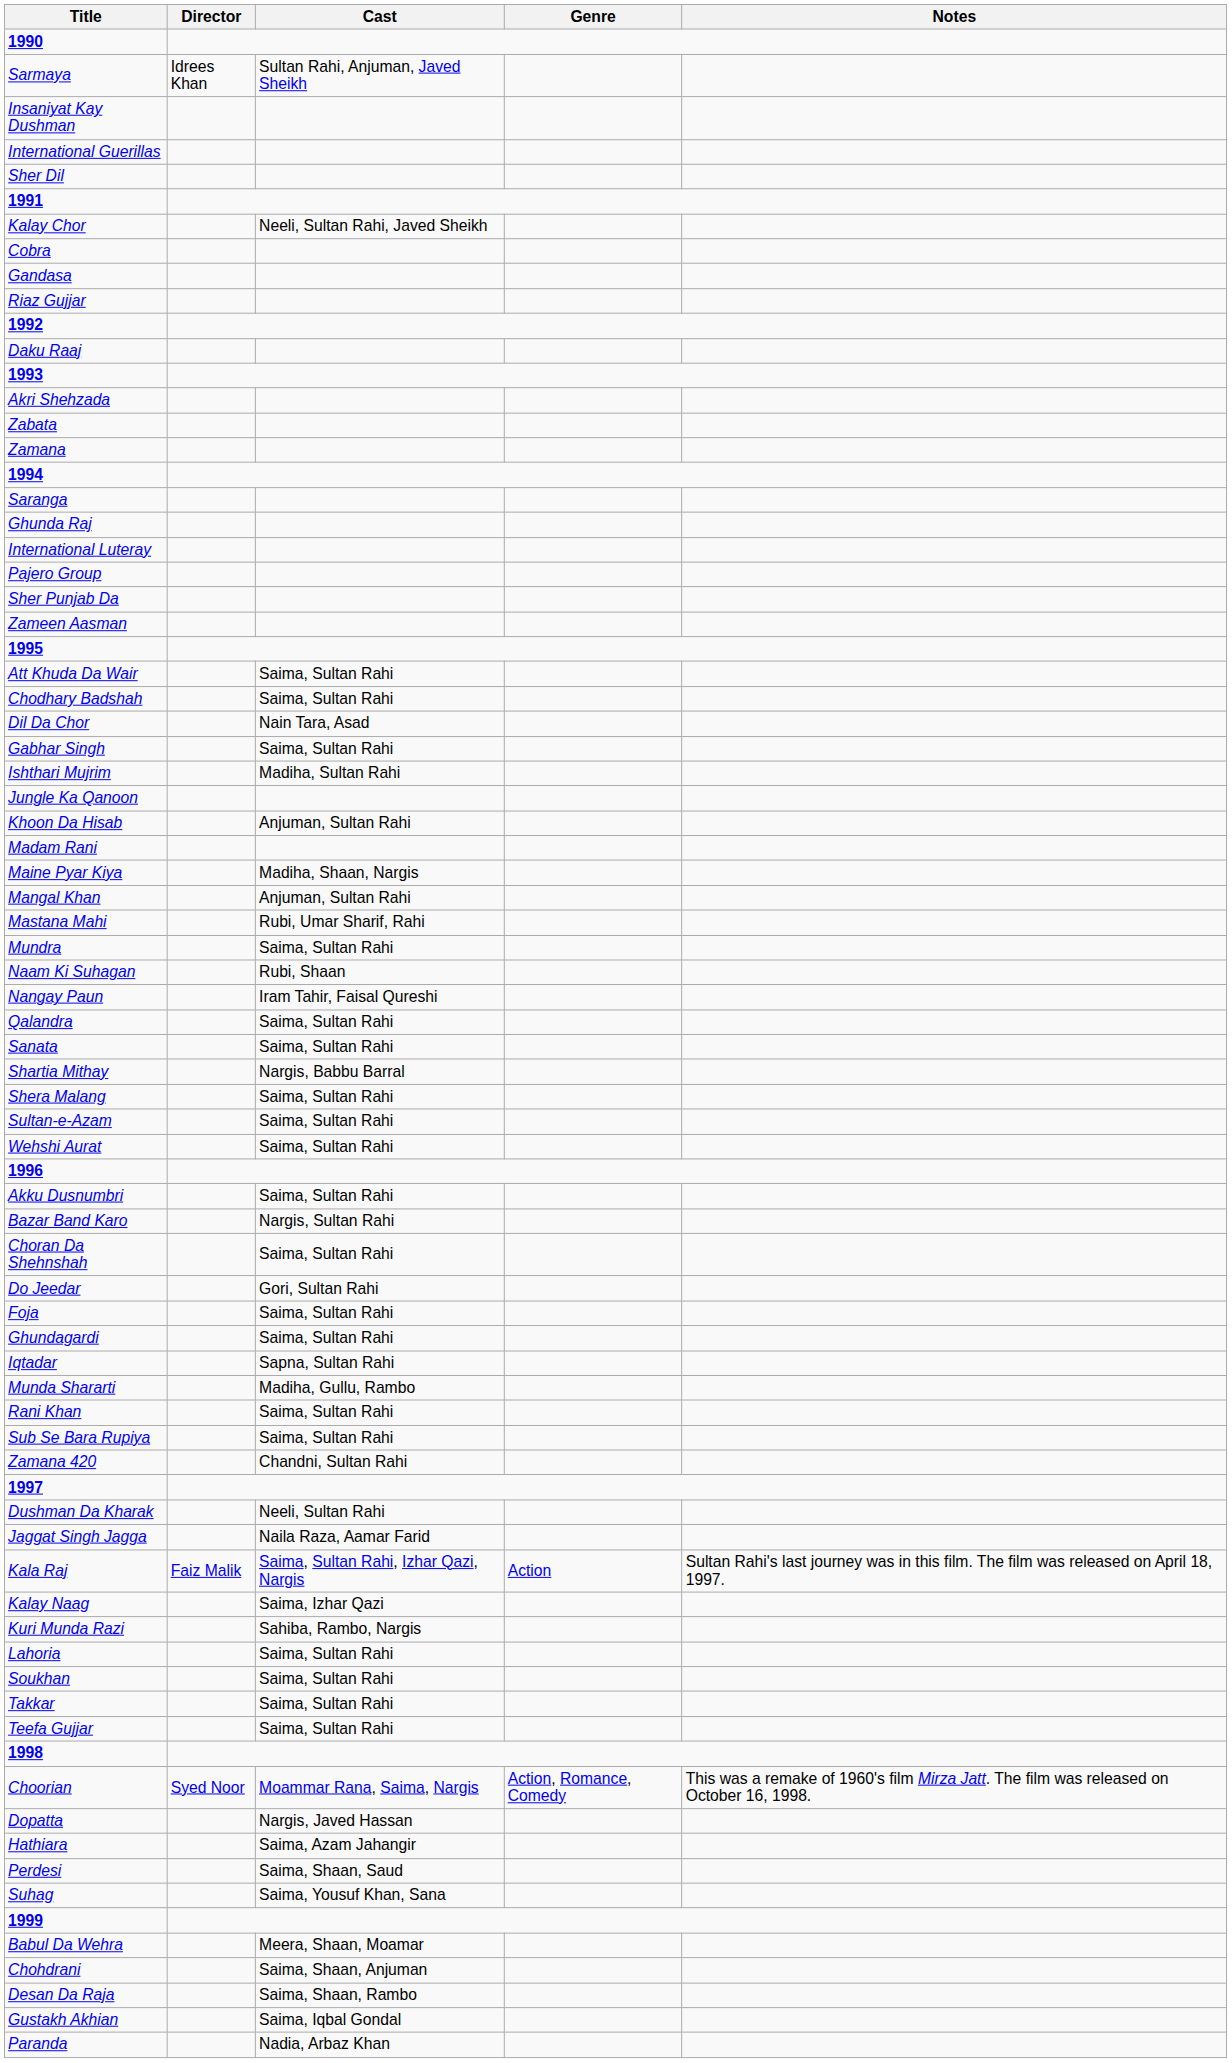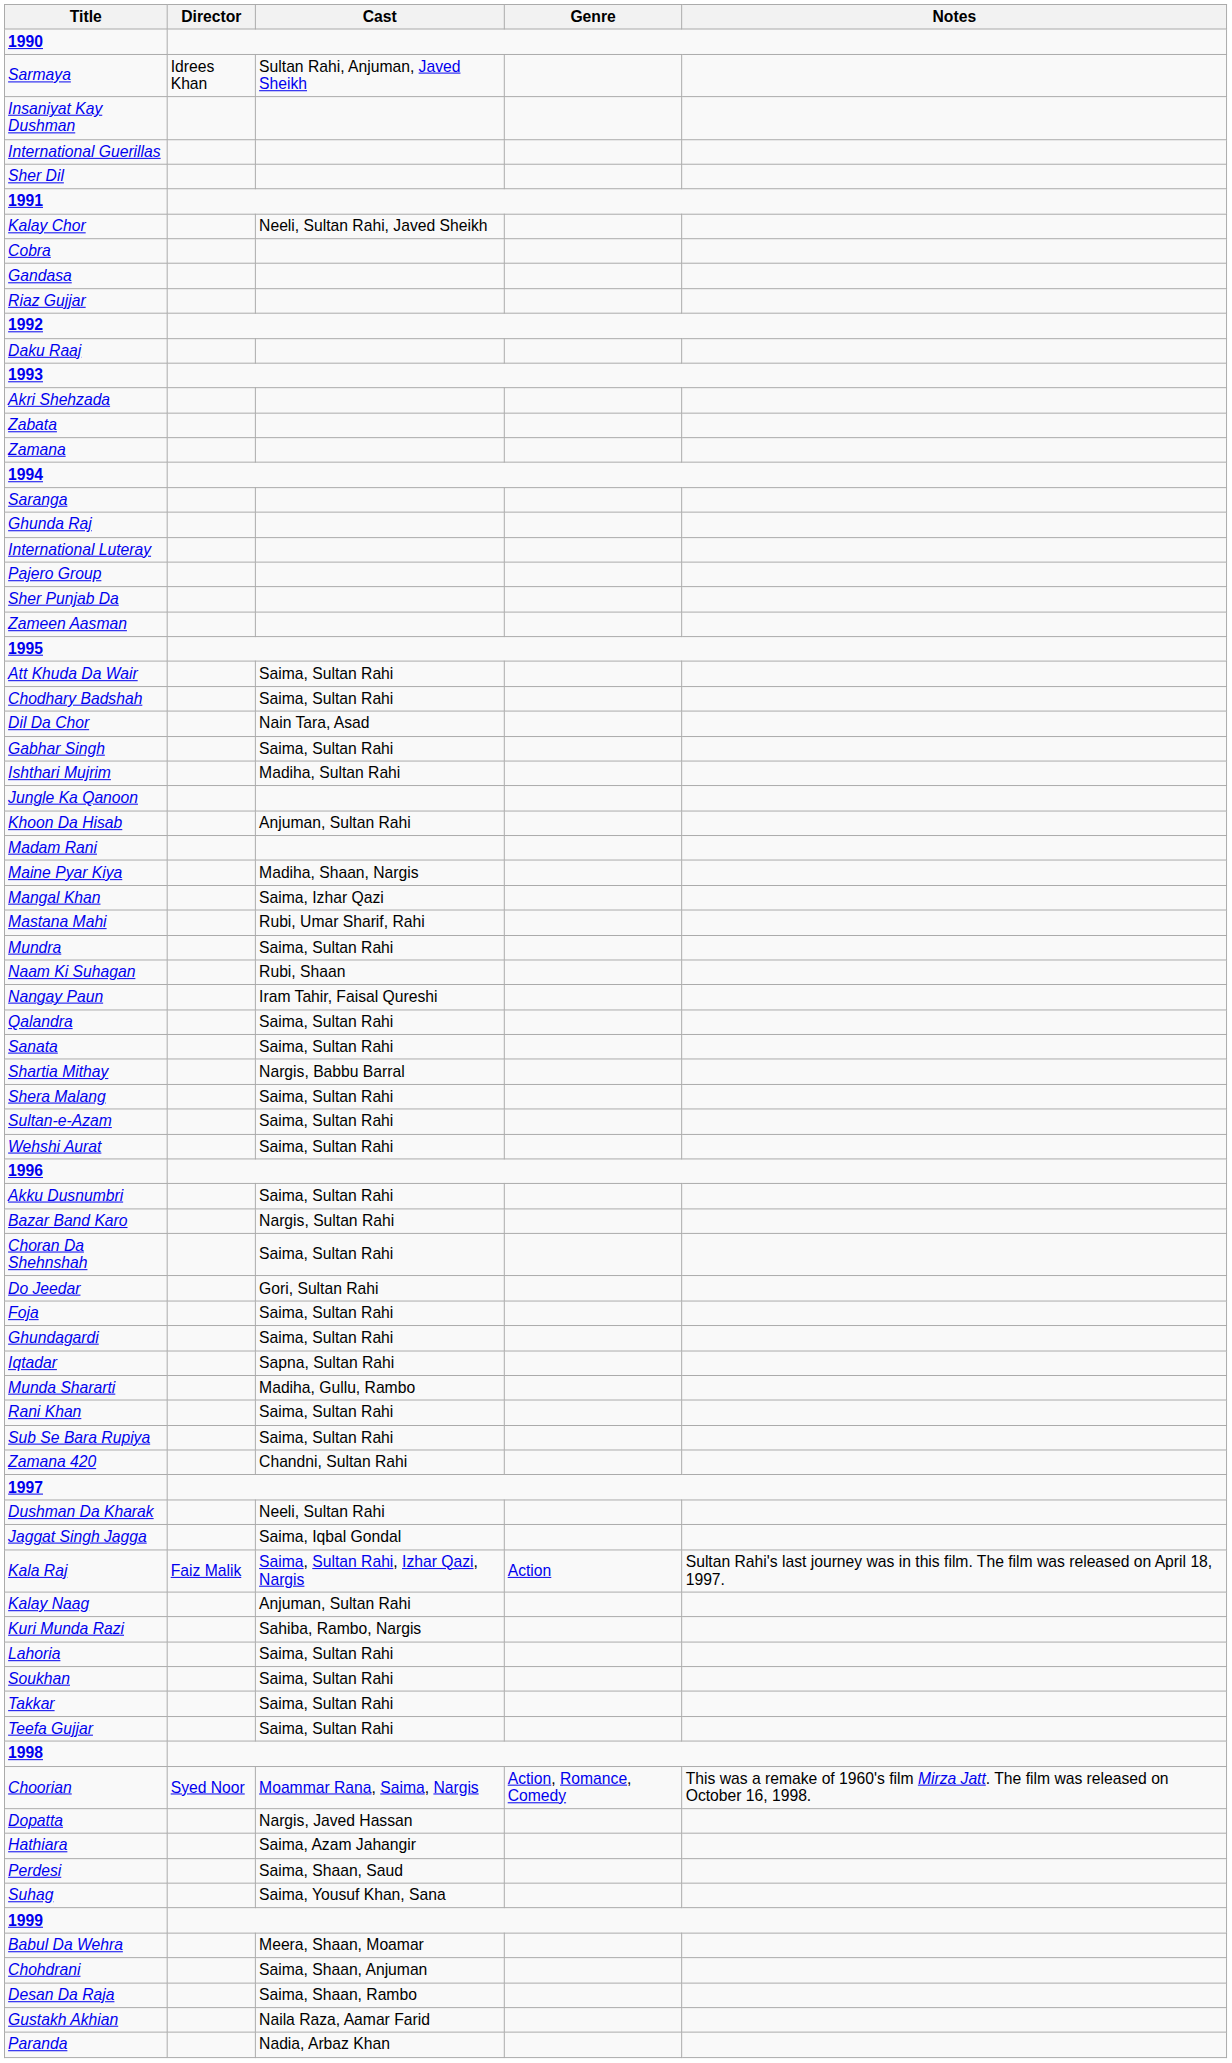(335, 897) Anjuman, Sultan Rahi -> (321, 897) Saima, Izhar Qazi
(345, 1537) Naila Raza, Aamar Farid -> (330, 1537) Saima, Iqbal Gondal
(321, 1604) Saima, Izhar Qazi -> (335, 1604) Anjuman, Sultan Rahi
(330, 2019) Saima, Iqbal Gondal -> (345, 2019) Naila Raza, Aamar Farid
